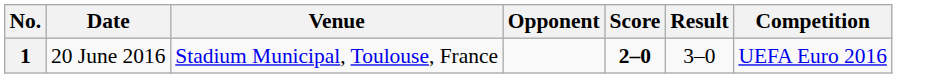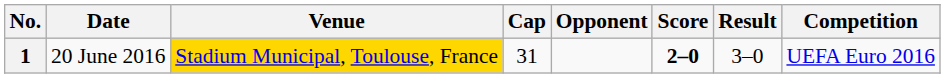+ column: (527, 21)
(337, 55) no background -> (337, 55) gold background
